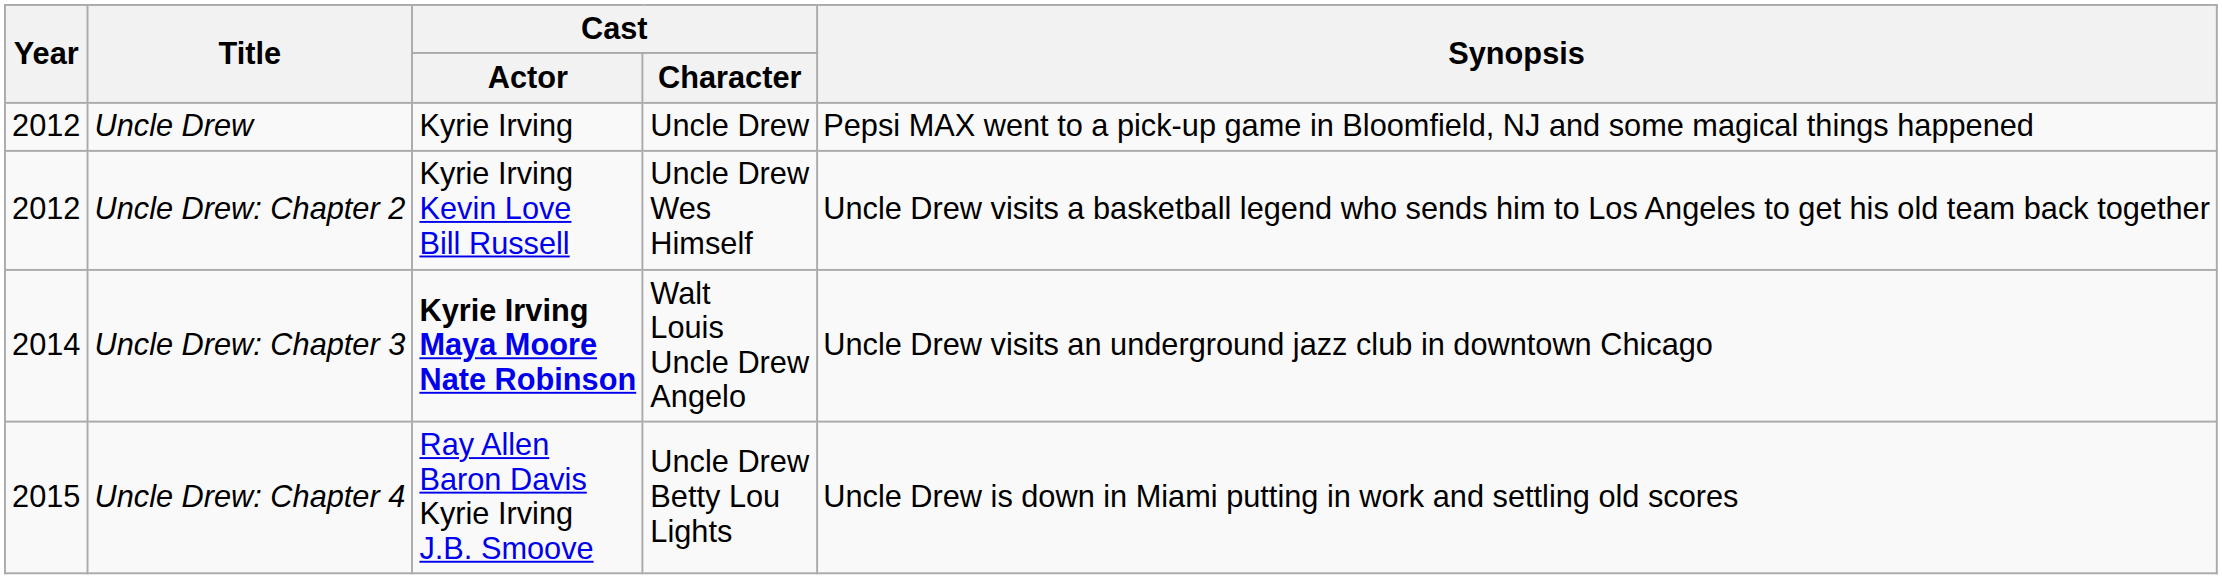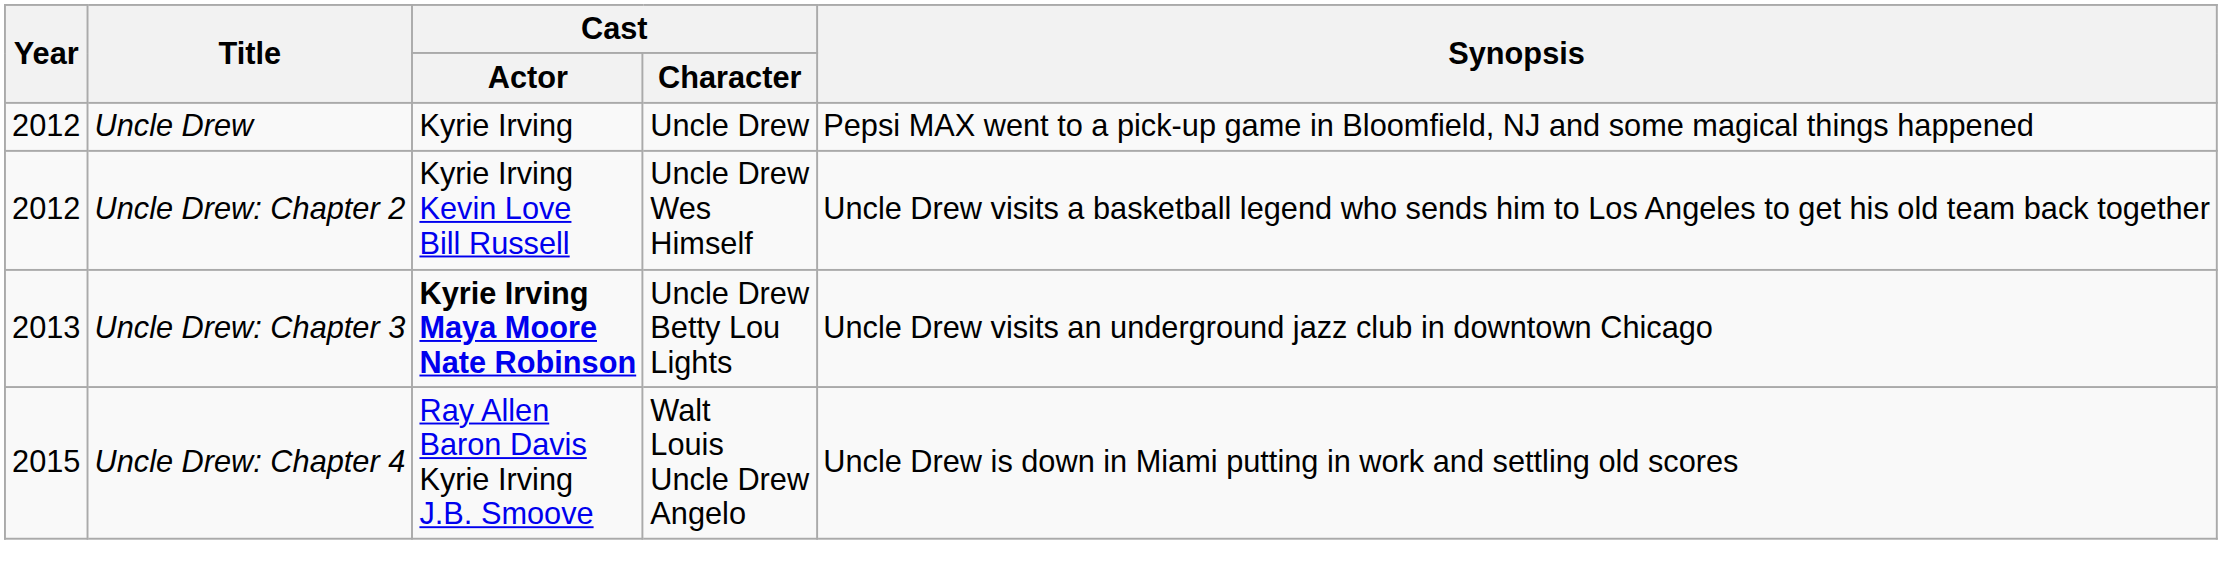(46, 344) 2014 -> (46, 327) 2013
(730, 344) Walt Louis Uncle Drew Angelo -> (730, 327) Uncle Drew Betty Lou Lights
(730, 497) Uncle Drew Betty Lou Lights -> (730, 462) Walt Louis Uncle Drew Angelo
